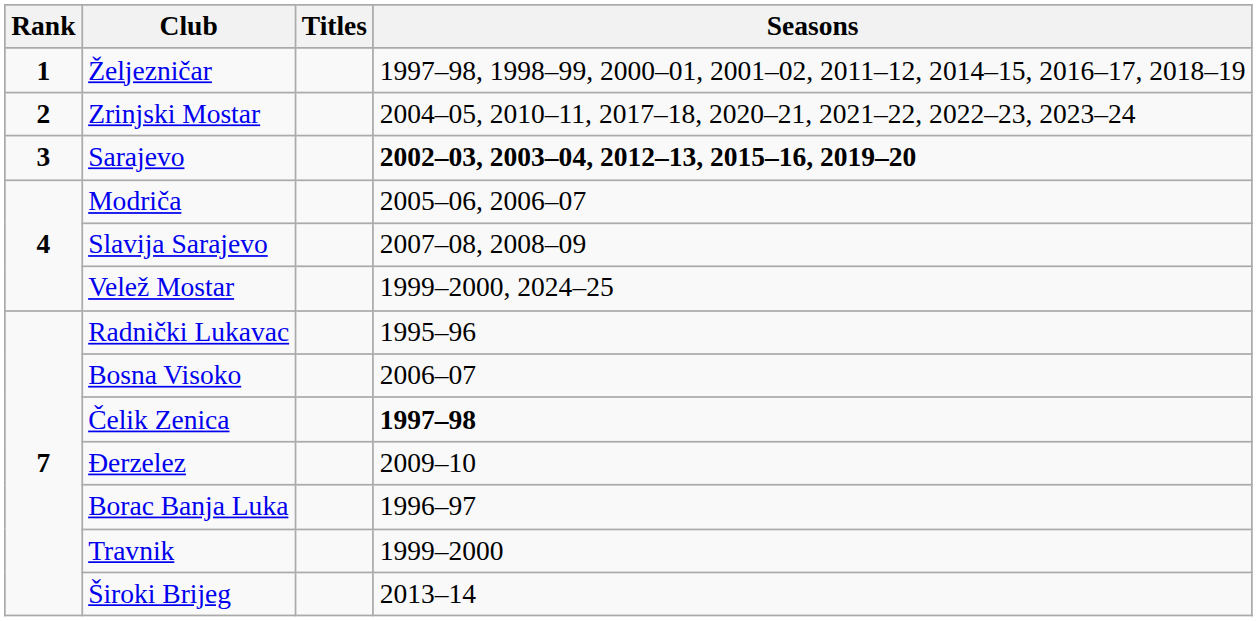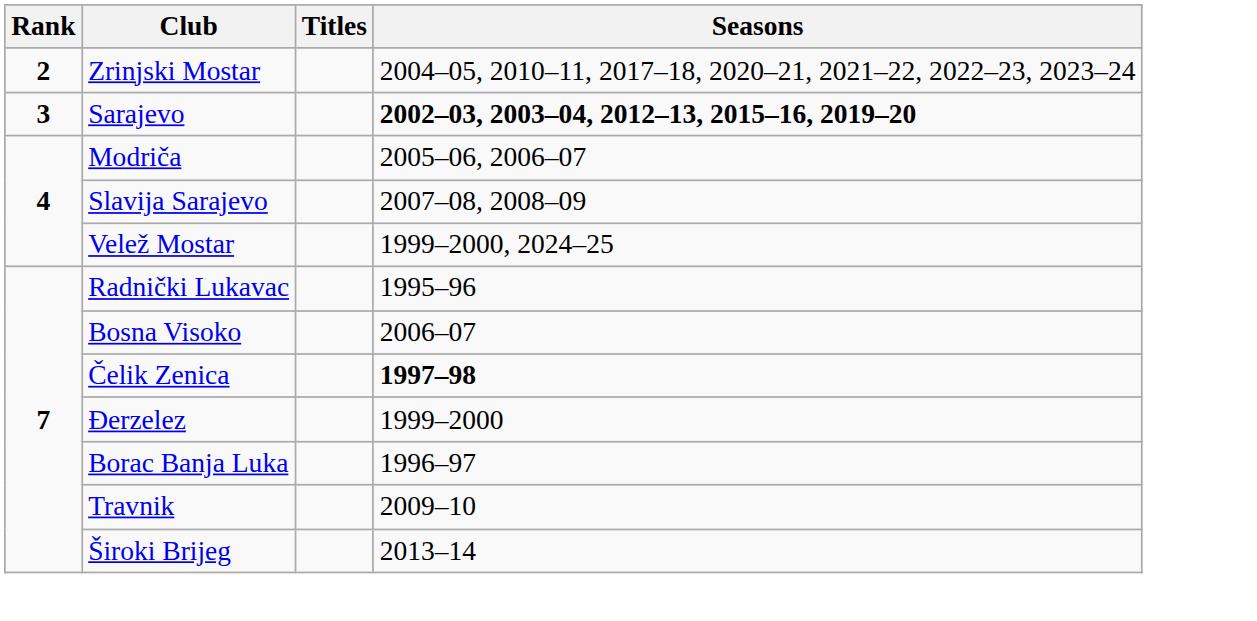- row: (150, 69)
(428, 462) 2009–10 -> (442, 419) 1999–2000
(442, 550) 1999–2000 -> (428, 506) 2009–10
